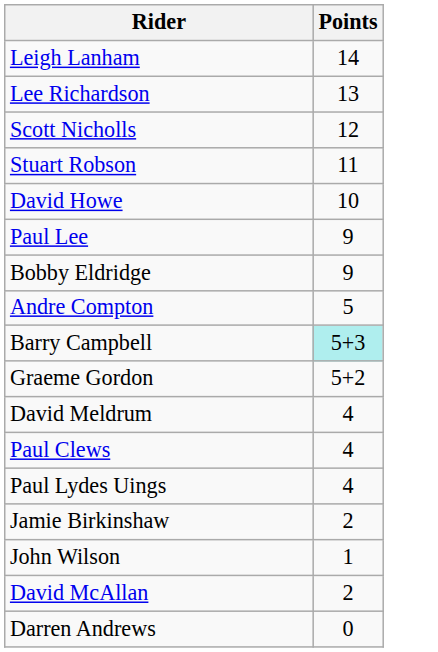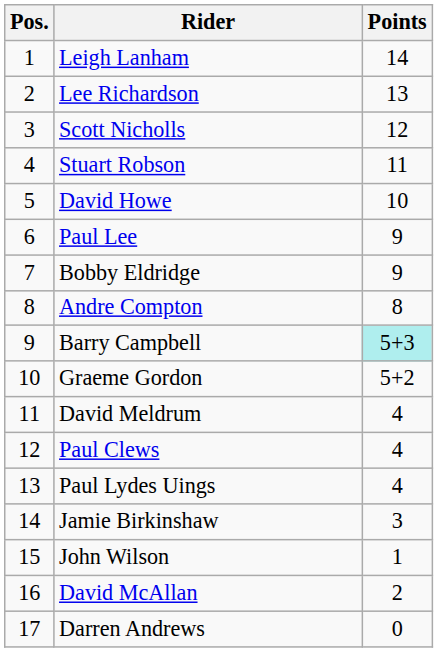+ column: (29, 22)
(348, 307) 5 -> (397, 307) 8
(348, 521) 2 -> (397, 521) 3
